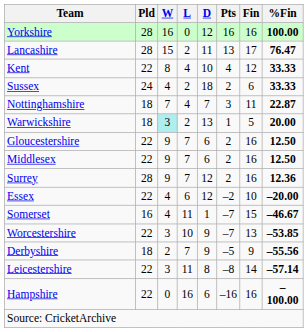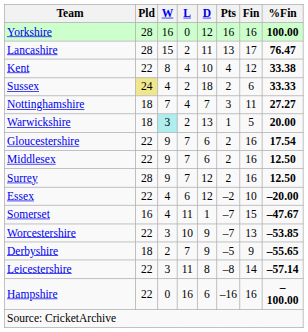(283, 68) 33.33 -> (283, 68) 33.38
(147, 86) no background -> (147, 86) khaki background
(283, 104) 22.87 -> (283, 104) 27.27
(283, 141) 12.50 -> (283, 141) 17.54
(283, 178) 12.36 -> (283, 178) 12.50
(283, 214) –46.67 -> (283, 214) –47.67
(283, 251) –55.56 -> (283, 251) –55.65
